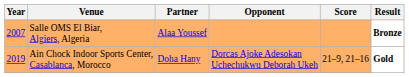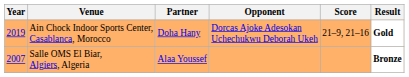rows swapped: (66, 33) <-> (91, 60)
